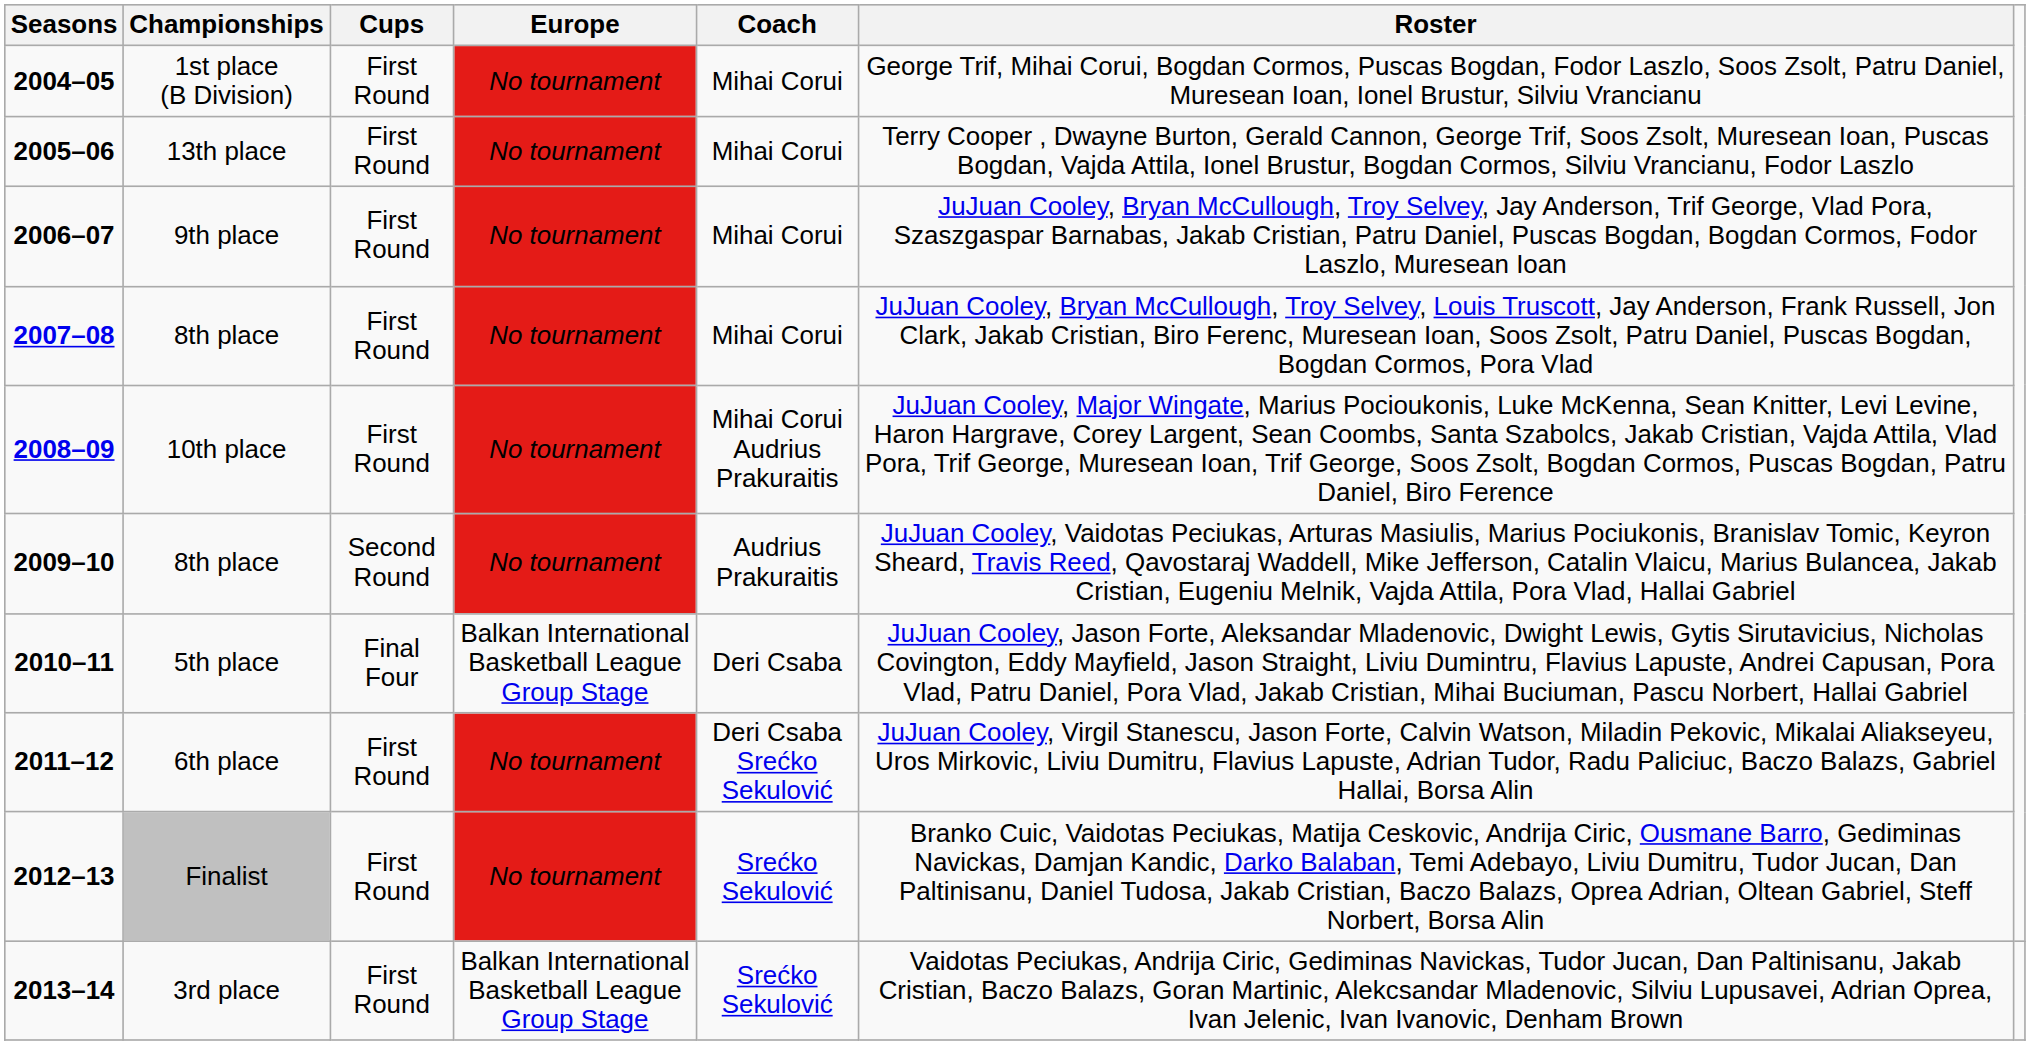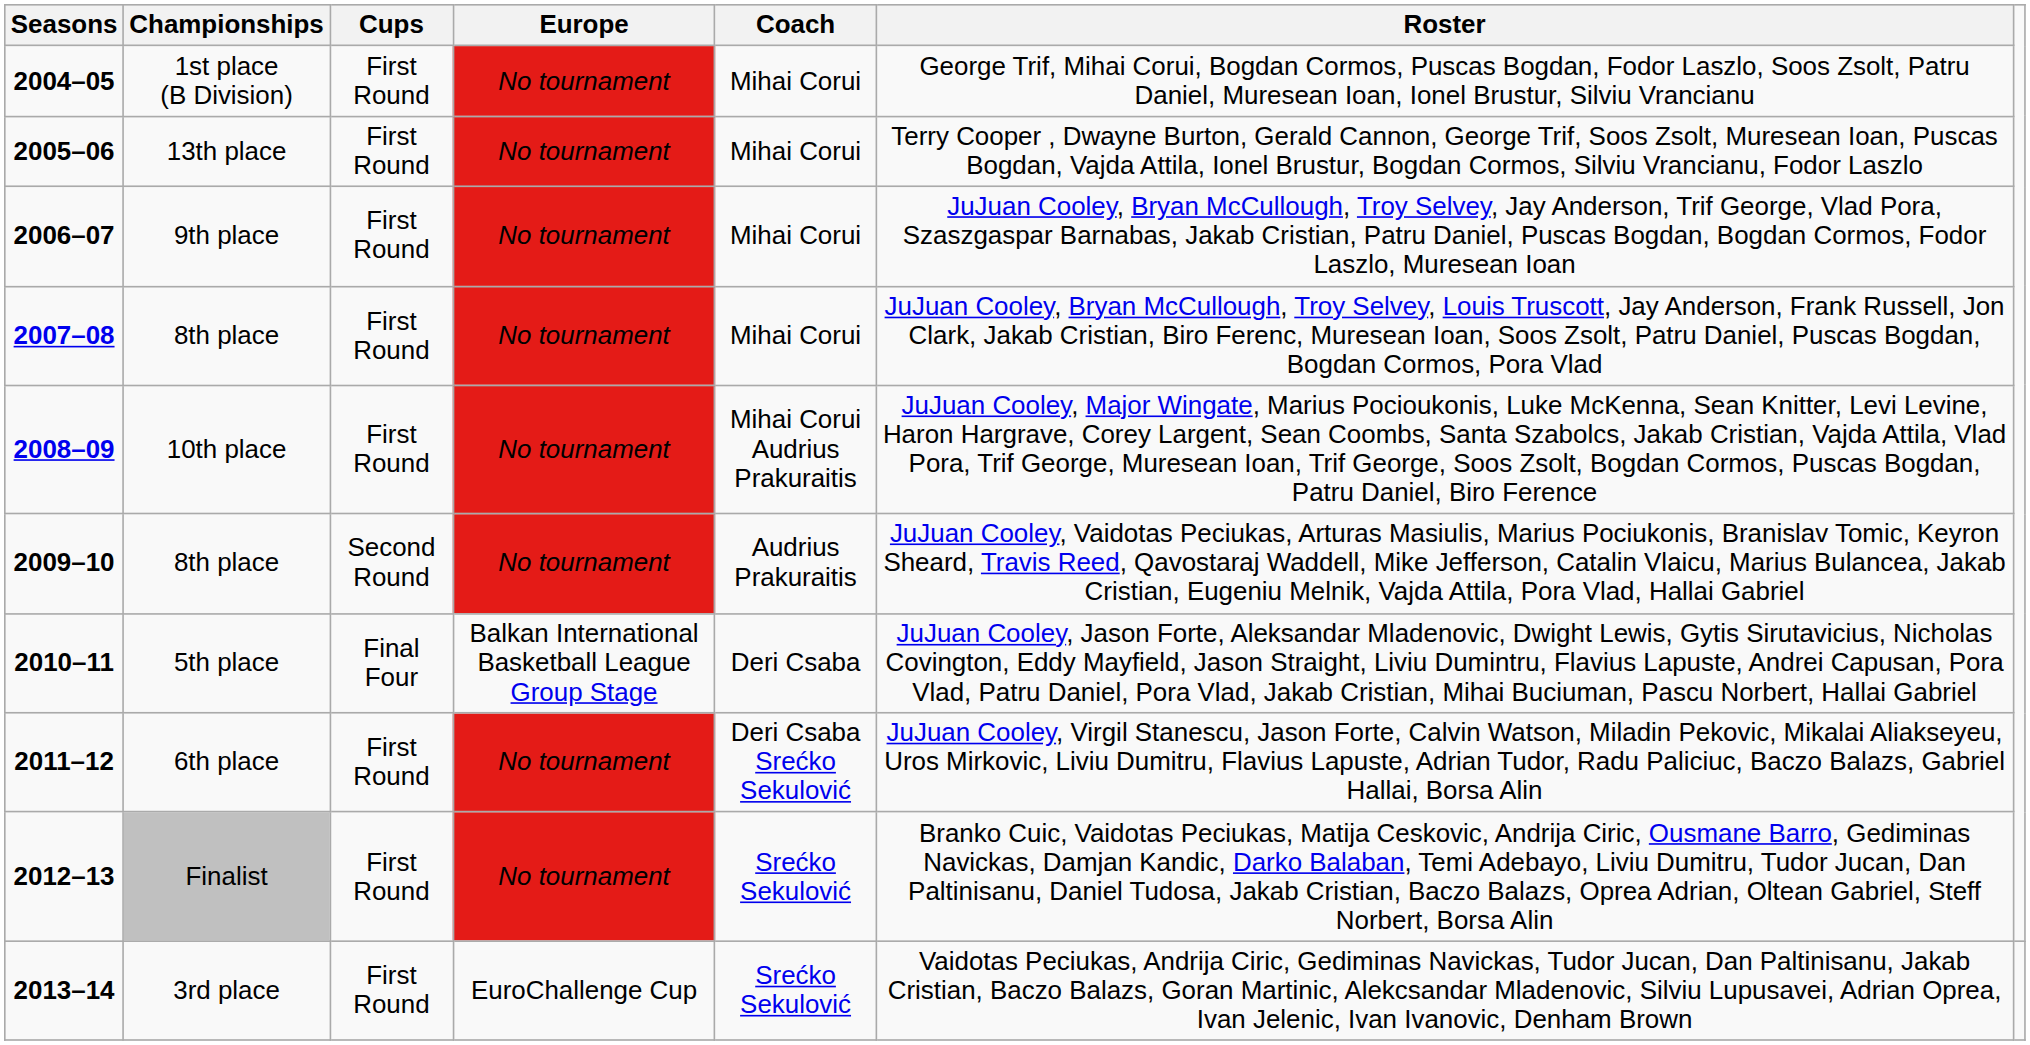(575, 990) Balkan International Basketball League Group Stage -> (584, 990) EuroChallenge Cup
